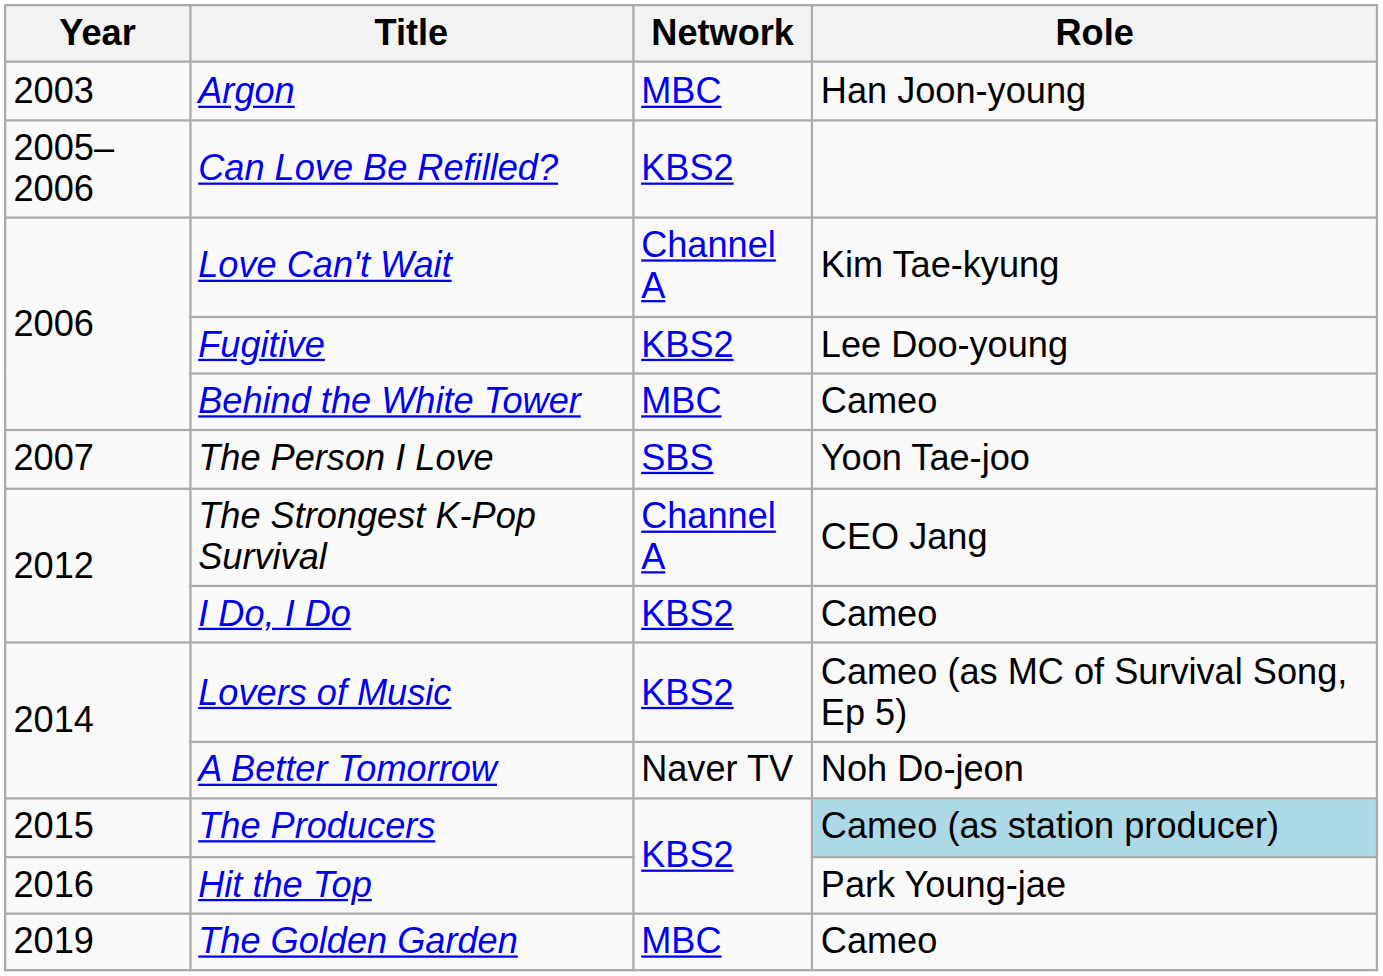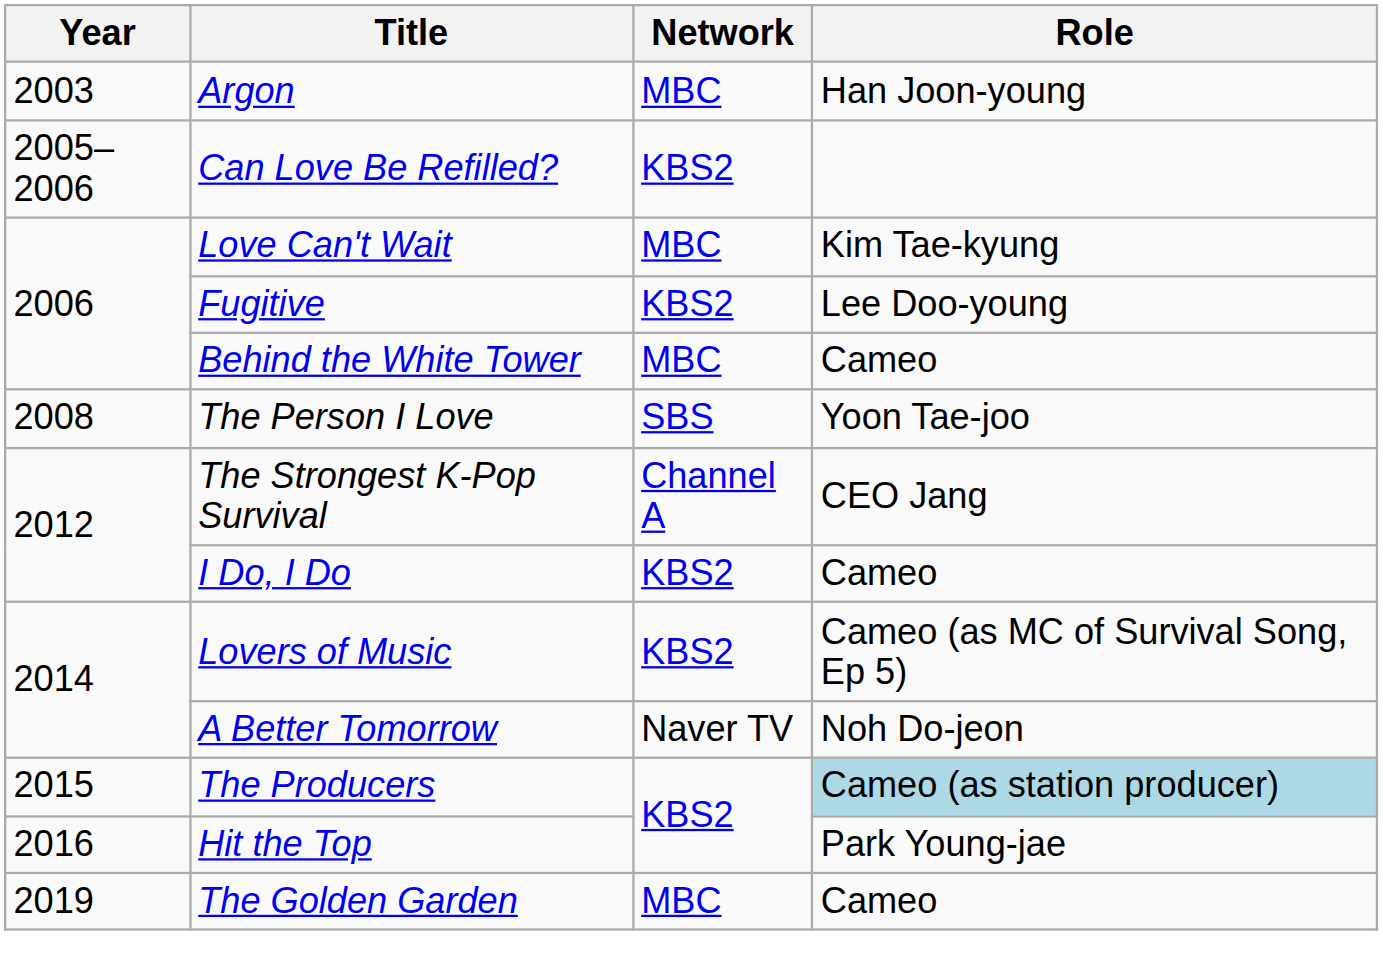(709, 266) Channel A -> (681, 245) MBC
(54, 458) 2007 -> (54, 417) 2008
